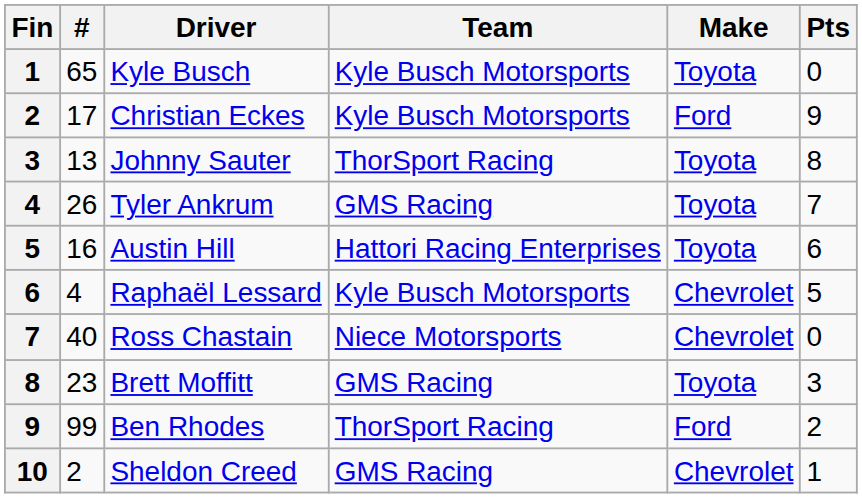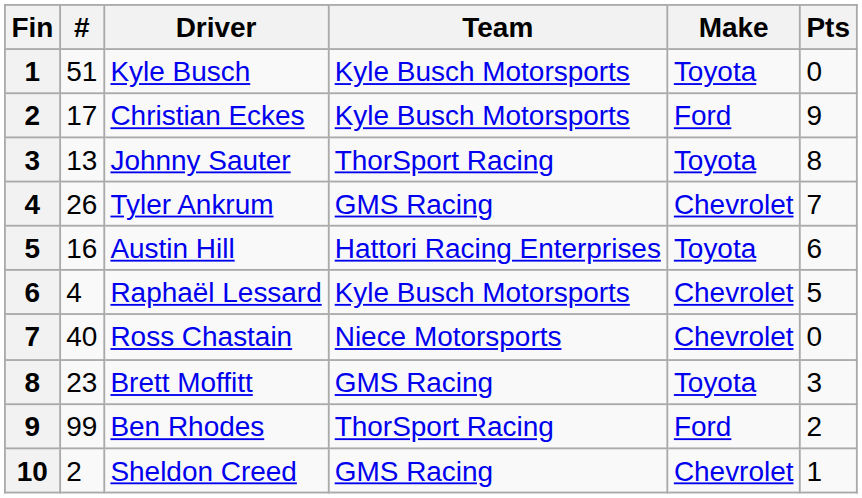(82, 72) 65 -> (82, 72) 51
(715, 204) Toyota -> (734, 204) Chevrolet
